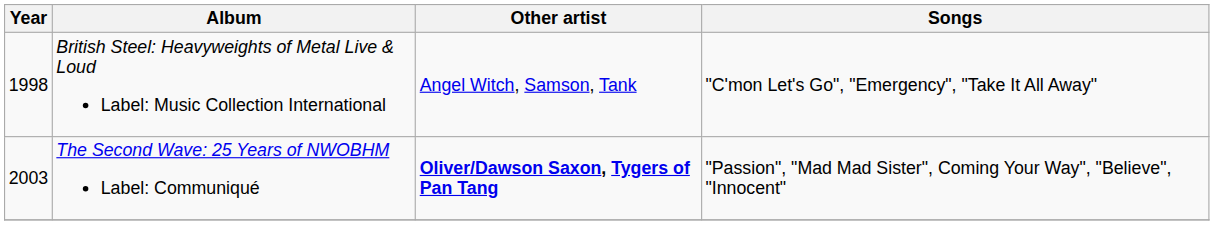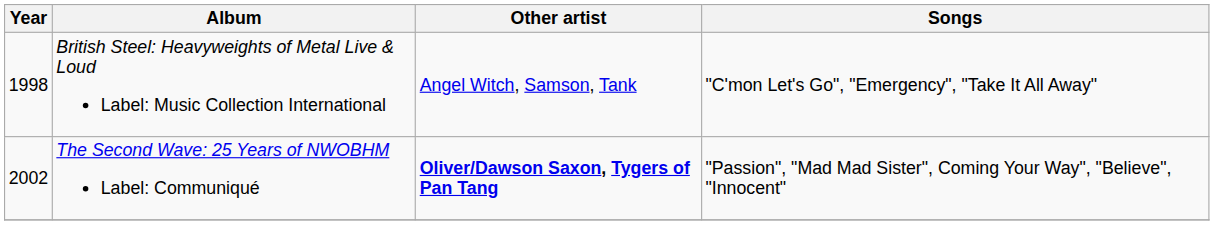(28, 178) 2003 -> (28, 178) 2002
